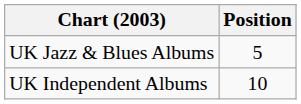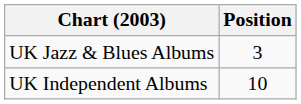(258, 51) 5 -> (258, 51) 3
